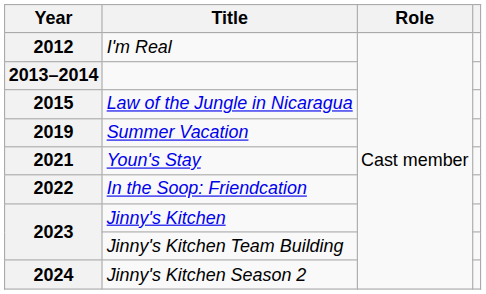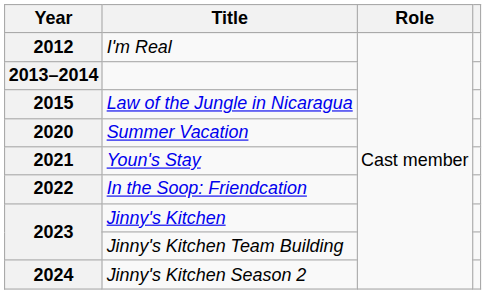(54, 132) 2019 -> (54, 132) 2020
